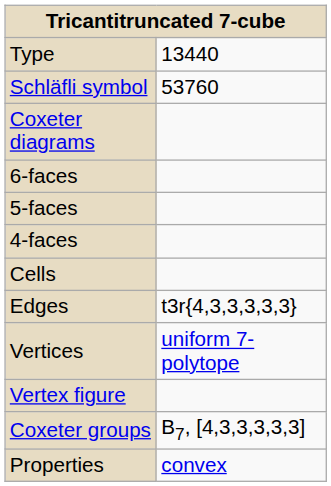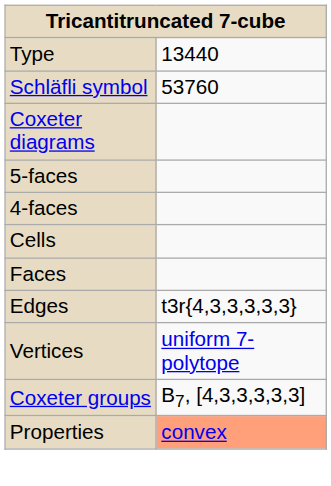- row: (44, 175)
+ row: (38, 273)
- row: (68, 395)
(194, 464) no background -> (194, 432) lightsalmon background
